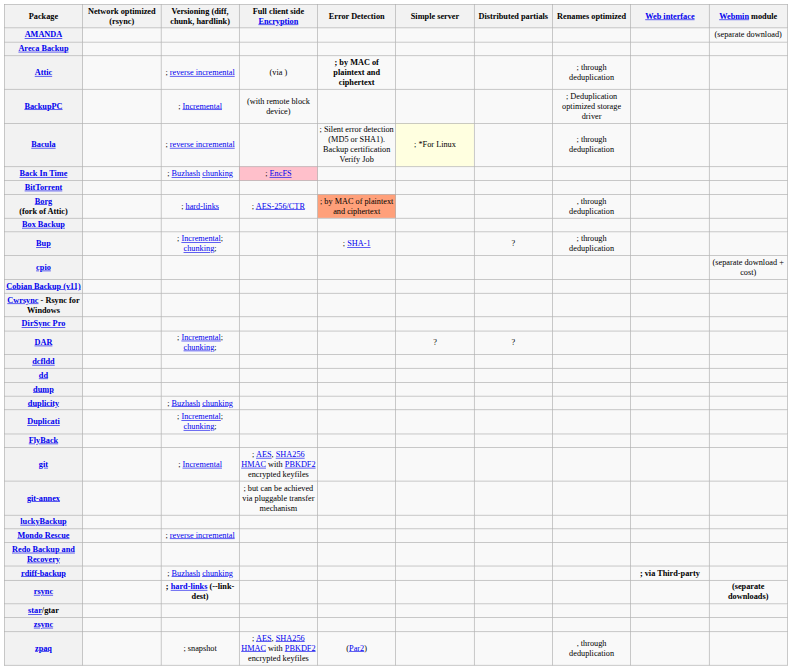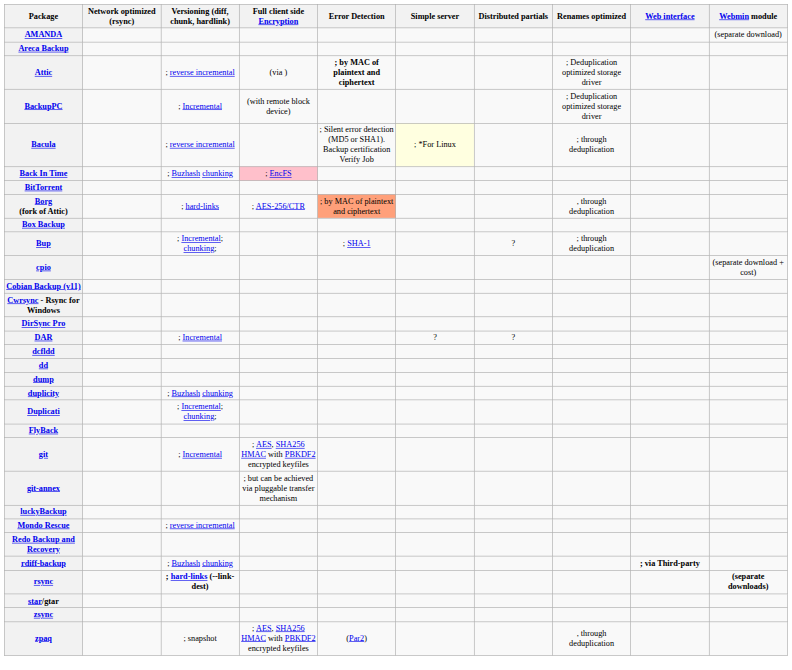(592, 73) ; through deduplication -> (592, 73) ; Deduplication optimized storage driver
(200, 343) ; Incremental; chunking; -> (200, 338) ; Incremental
